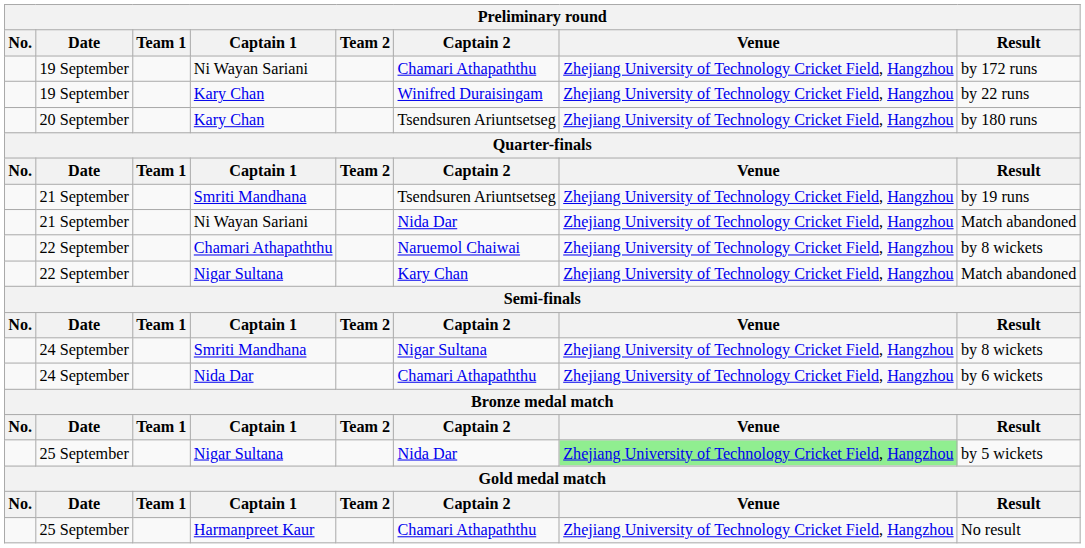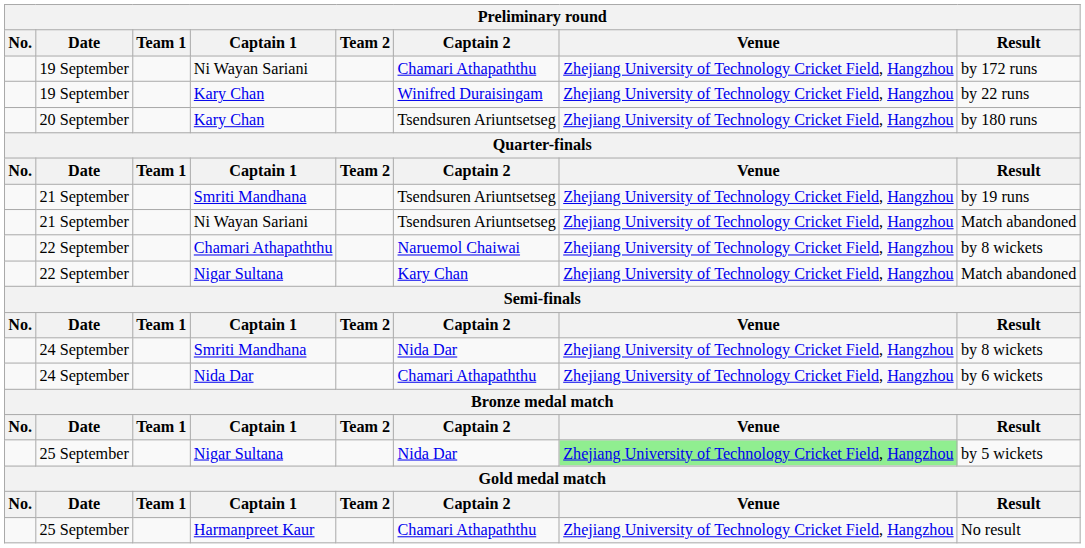(427, 222) Nida Dar -> (477, 222) Tsendsuren Ariuntsetseg
(442, 350) Nigar Sultana -> (427, 350) Nida Dar
